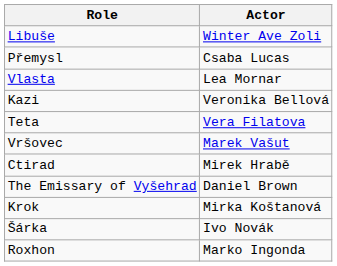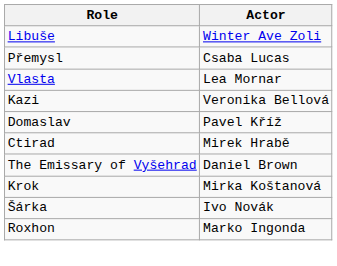- row: (23, 122)
- row: (35, 144)
+ row: (39, 122)
